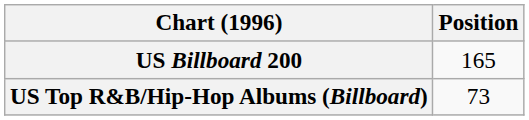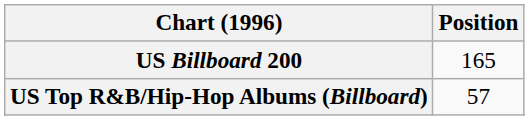(478, 96) 73 -> (478, 96) 57
